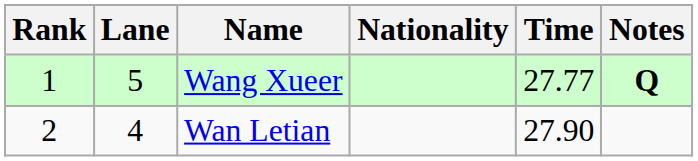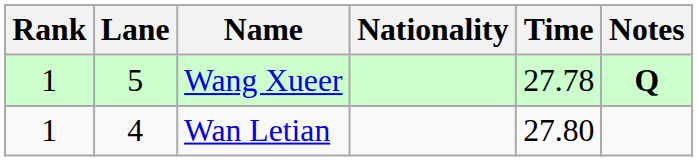(559, 79) 27.77 -> (559, 79) 27.78
(49, 130) 2 -> (49, 130) 1
(559, 130) 27.90 -> (559, 130) 27.80
